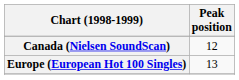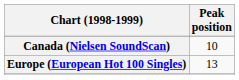(212, 45) 12 -> (212, 45) 10
